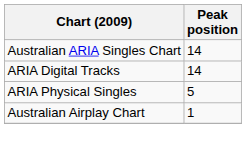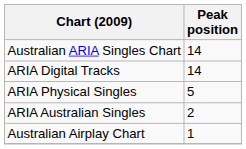+ row: (76, 112)
